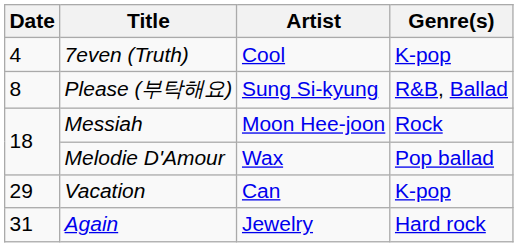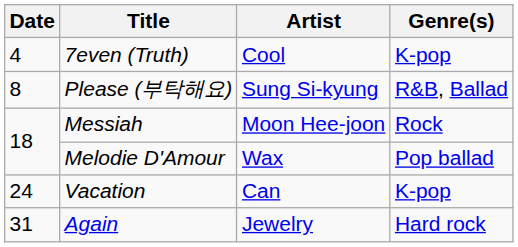(21, 191) 29 -> (21, 191) 24
